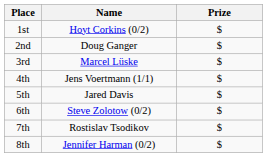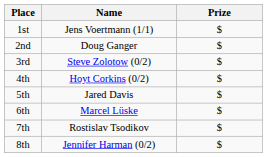(109, 29) Hoyt Corkins (0/2) -> (109, 29) Jens Voertmann (1/1)
(109, 62) Marcel Lüske -> (109, 62) Steve Zolotow (0/2)
(109, 78) Jens Voertmann (1/1) -> (109, 78) Hoyt Corkins (0/2)
(109, 111) Steve Zolotow (0/2) -> (109, 111) Marcel Lüske
